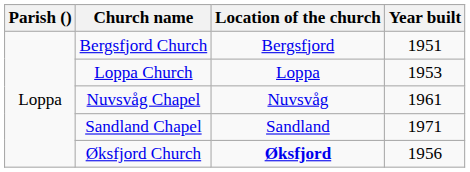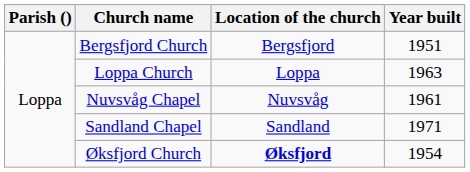(425, 72) 1953 -> (425, 72) 1963
(425, 153) 1956 -> (425, 153) 1954
